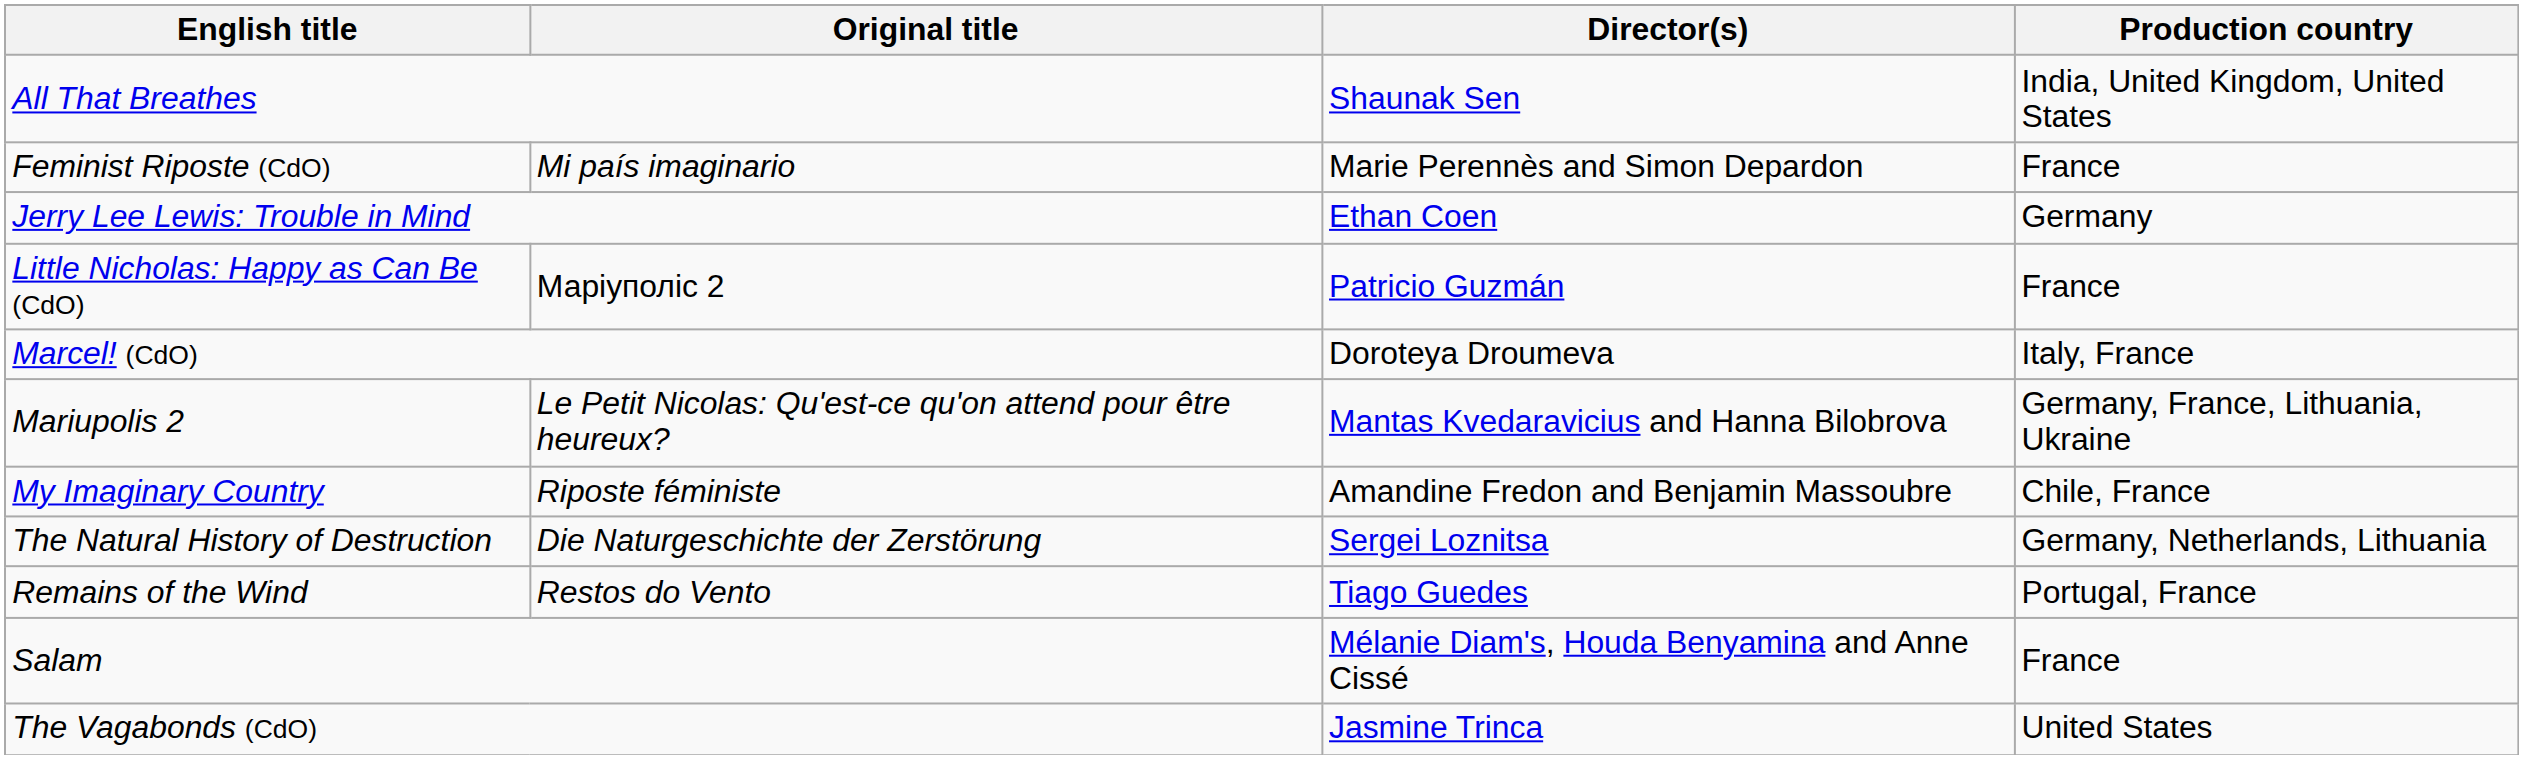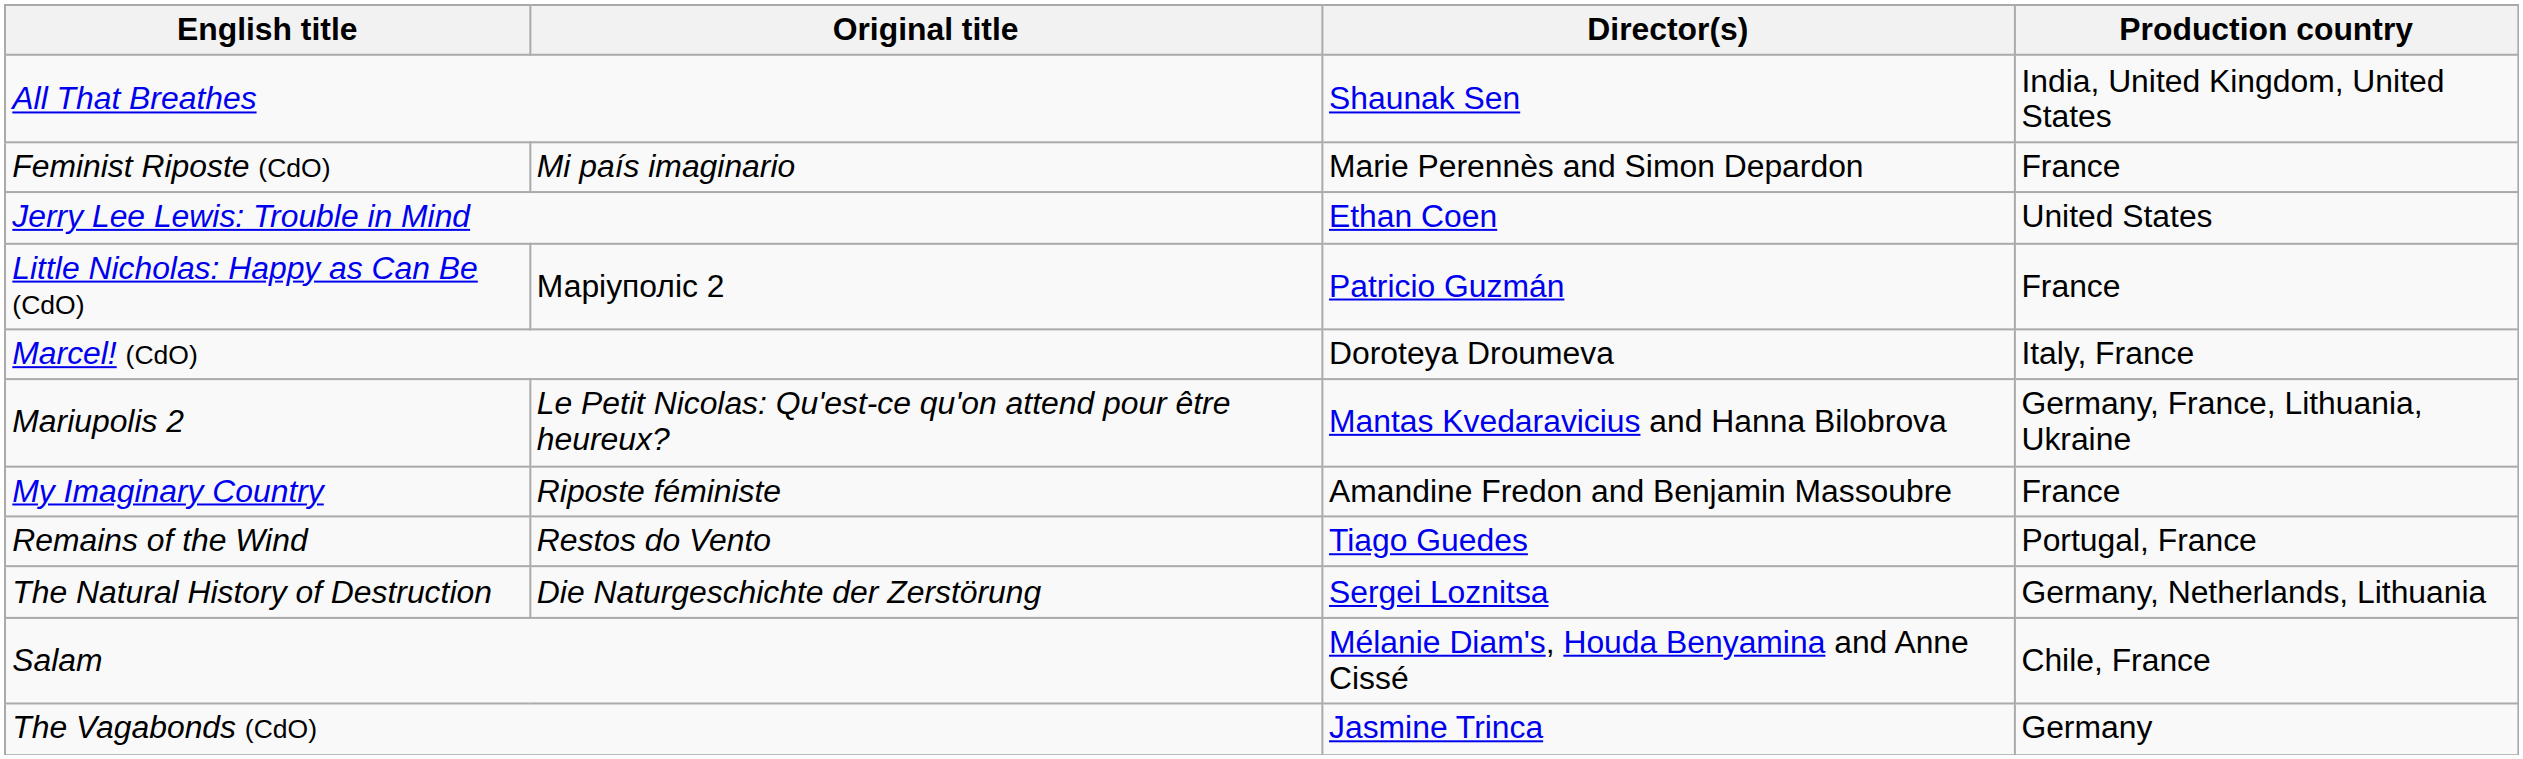(2087, 217) Germany -> (2117, 217) United States
(2116, 490) Chile, France -> (2071, 490) France
rows swapped: (252, 541) <-> (160, 591)
(2071, 660) France -> (2116, 660) Chile, France
(2117, 728) United States -> (2087, 728) Germany
